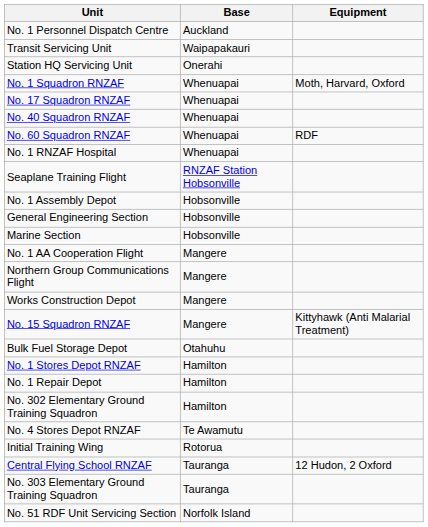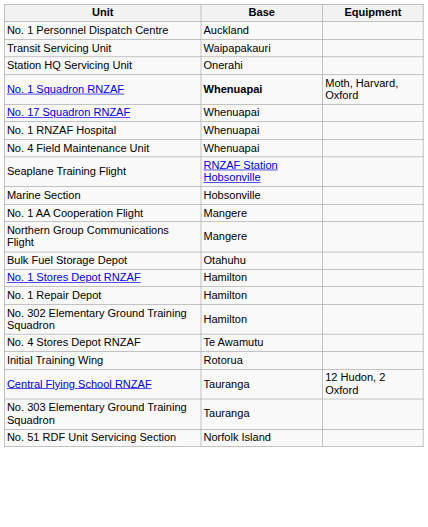(211, 83) normal -> (233, 89) bold
- row: (69, 118)
- row: (69, 135)
+ row: (78, 148)
- row: (62, 200)
- row: (77, 218)
- row: (71, 300)
- row: (69, 324)
